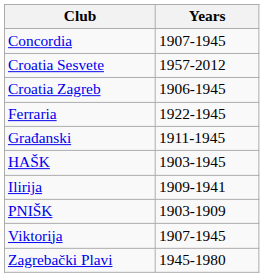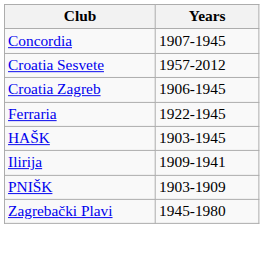- row: (40, 138)
- row: (35, 235)
